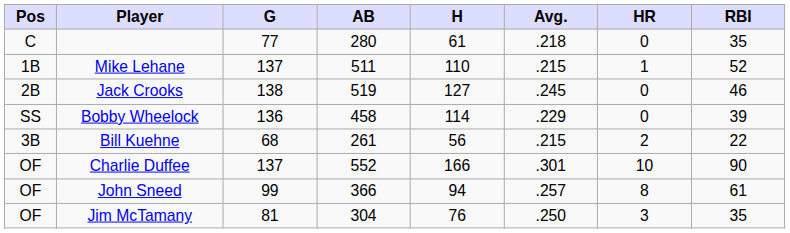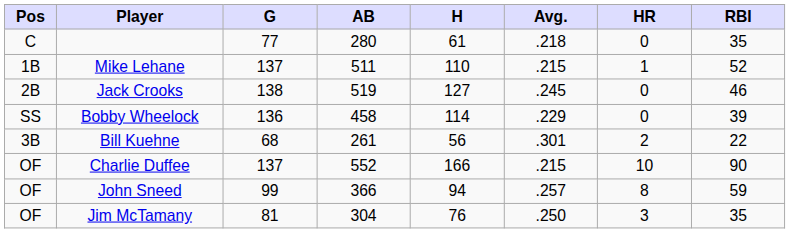(551, 141) .215 -> (551, 141) .301
(551, 166) .301 -> (551, 166) .215
(738, 191) 61 -> (738, 191) 59
